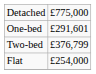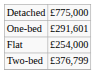rows swapped: (25, 45) <-> (15, 61)
